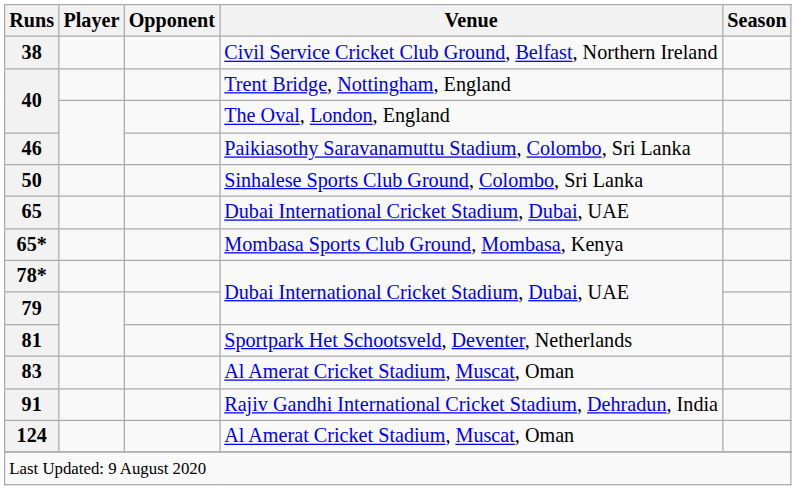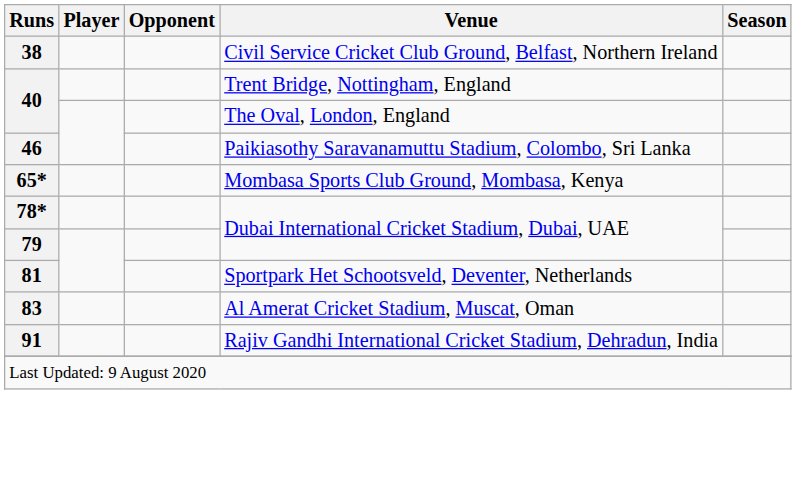- row: (32, 180)
- row: (32, 212)
- row: (32, 436)
